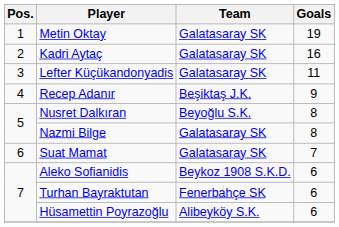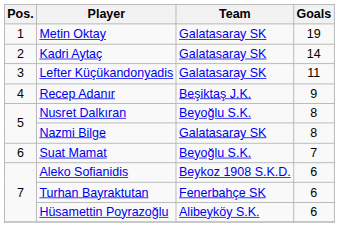(314, 53) 16 -> (314, 53) 14
(223, 152) Galatasaray SK -> (215, 152) Beyoğlu S.K.
